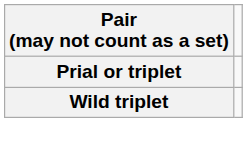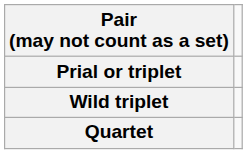+ row: (119, 132)
